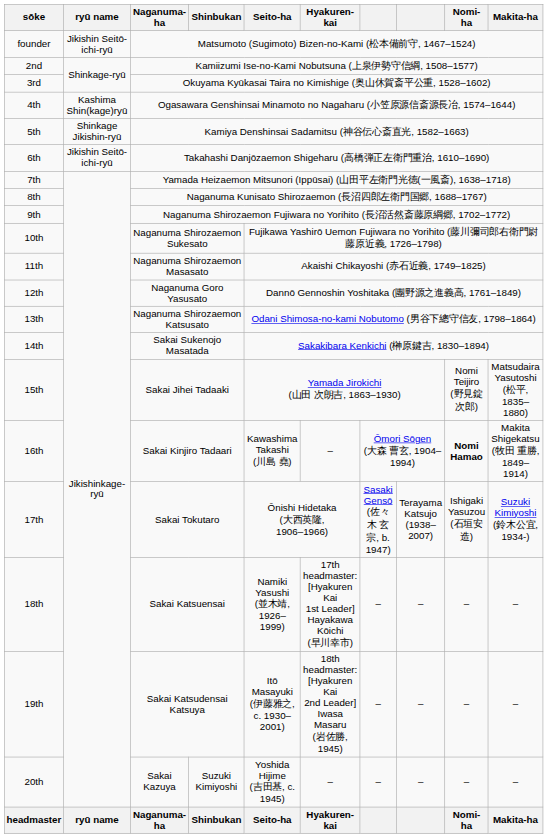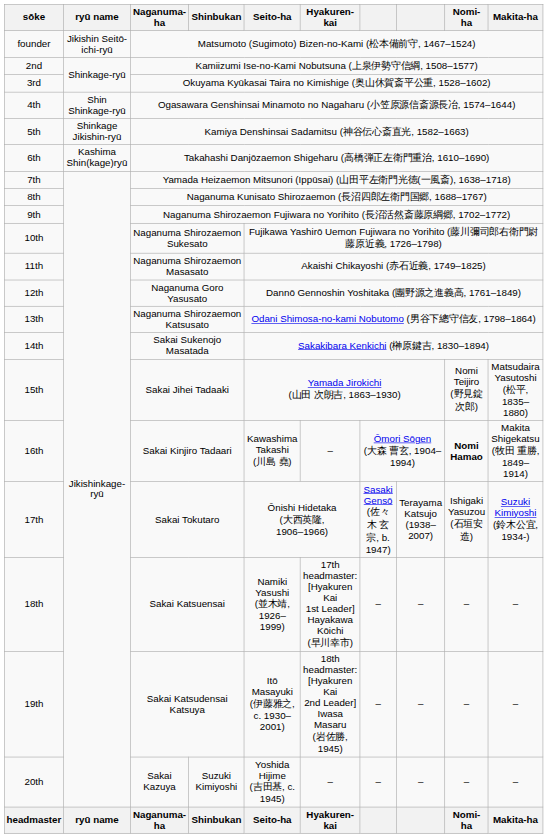(97, 105) Kashima Shin(kage)ryū -> (97, 105) Shin Shinkage-ryū
(97, 158) Jikishin Seitō-ichi-ryū -> (97, 158) Kashima Shin(kage)ryū
